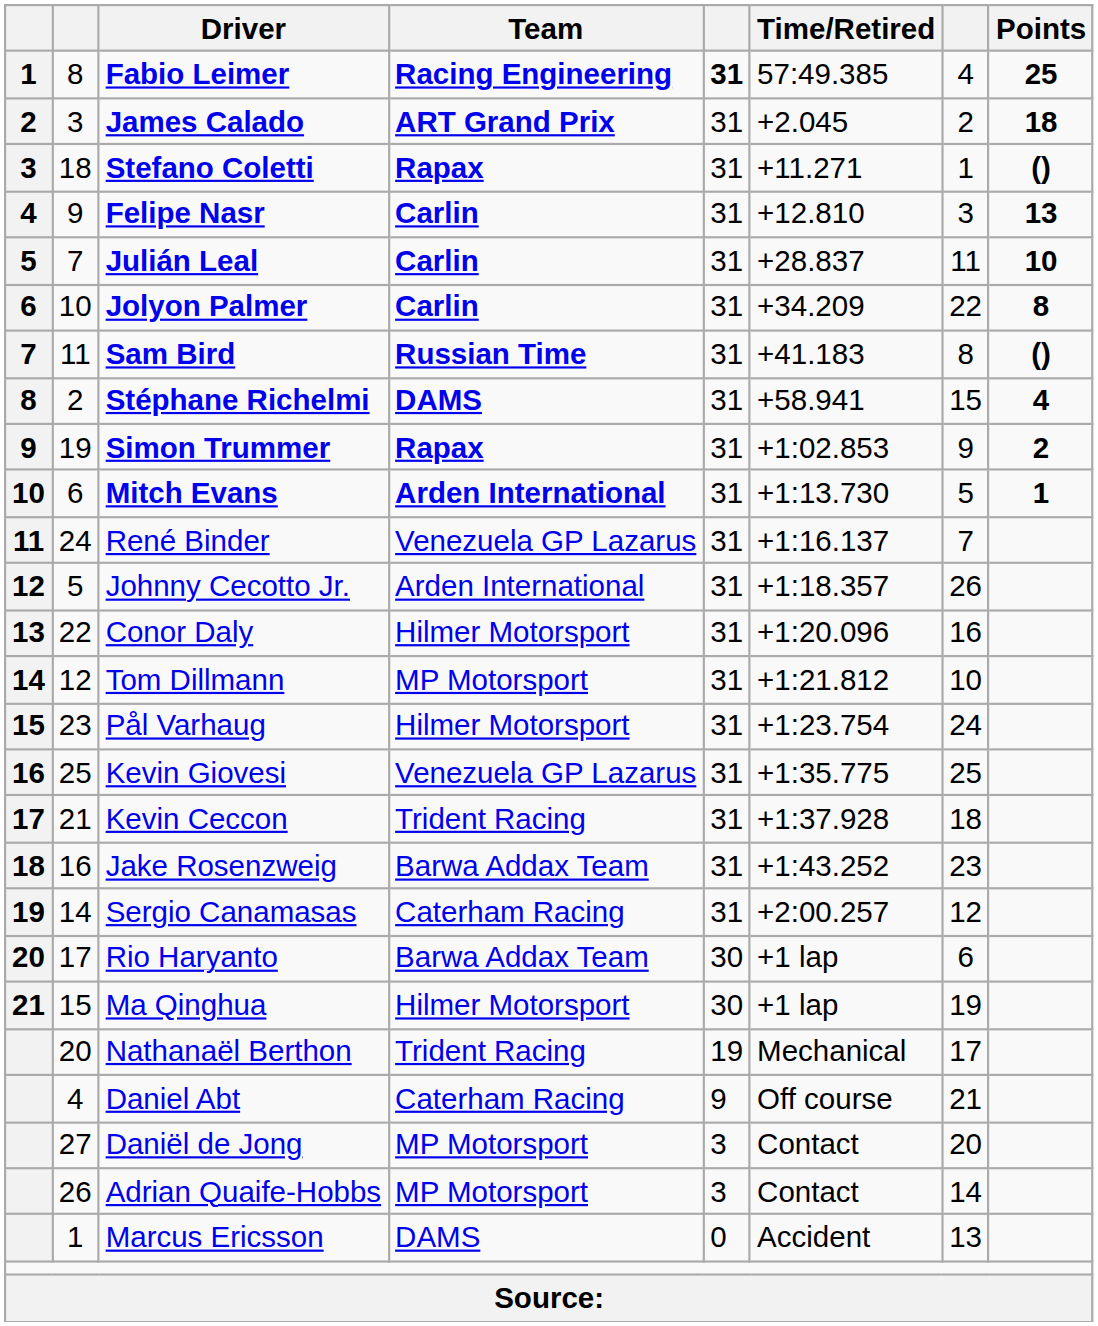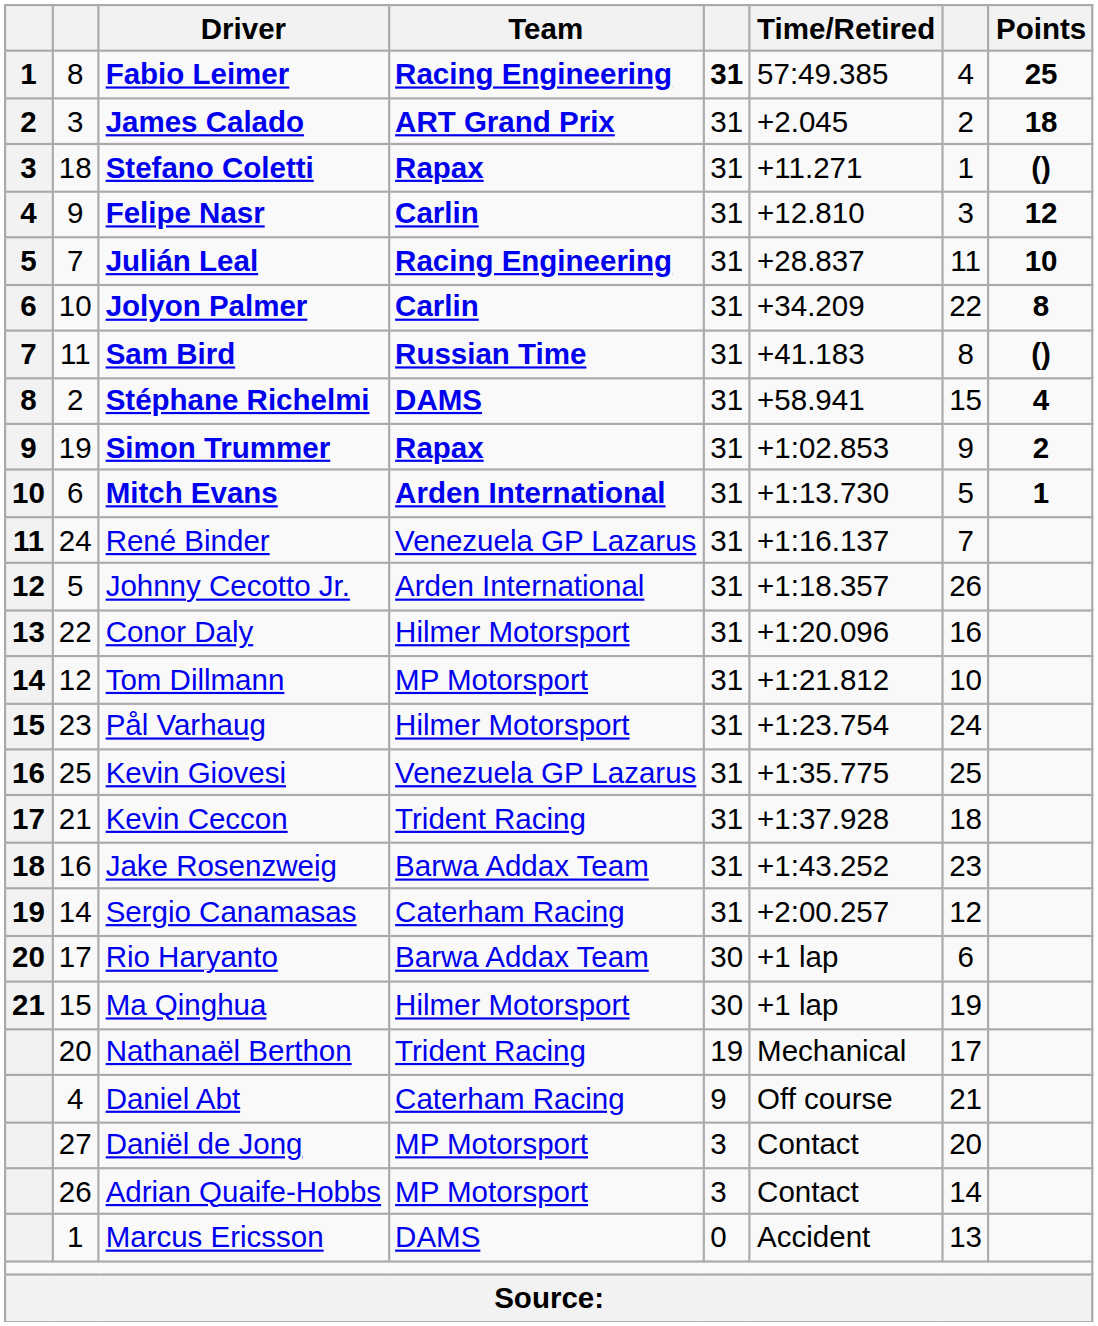(1041, 214) 13 -> (1041, 214) 12
(437, 261) Carlin -> (534, 261) Racing Engineering
